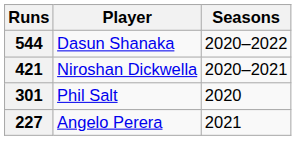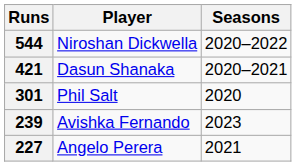(116, 43) Dasun Shanaka -> (127, 43) Niroshan Dickwella
(127, 69) Niroshan Dickwella -> (116, 69) Dasun Shanaka
+ row: (29, 122)
